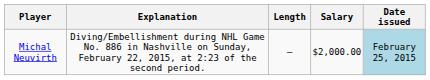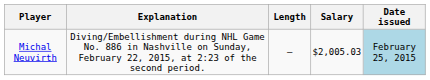(337, 52) $2,000.00 -> (337, 52) $2,005.03
